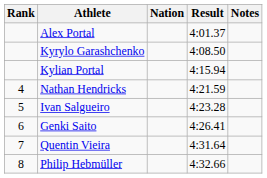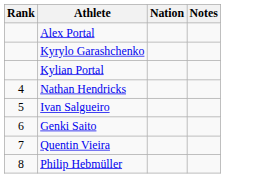- column: (207, 13)
